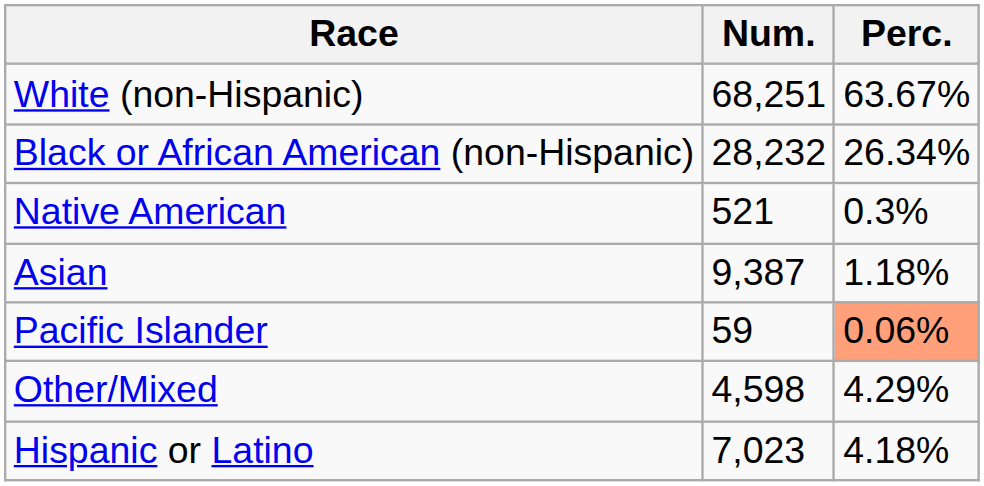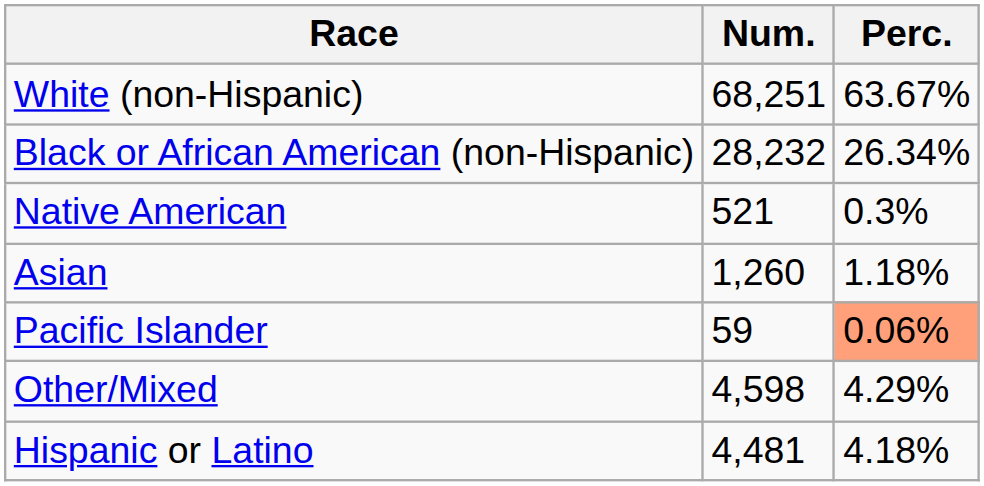(758, 271) 9,387 -> (758, 271) 1,260
(758, 449) 7,023 -> (758, 449) 4,481
